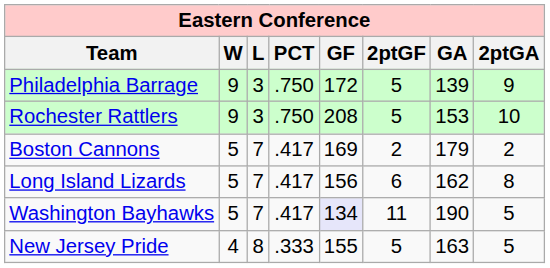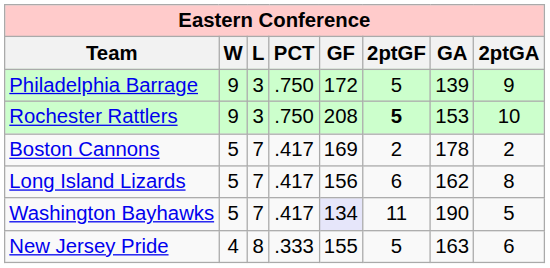(396, 117) normal -> (396, 117) bold
(452, 149) 179 -> (452, 149) 178
(509, 246) 5 -> (509, 246) 6
